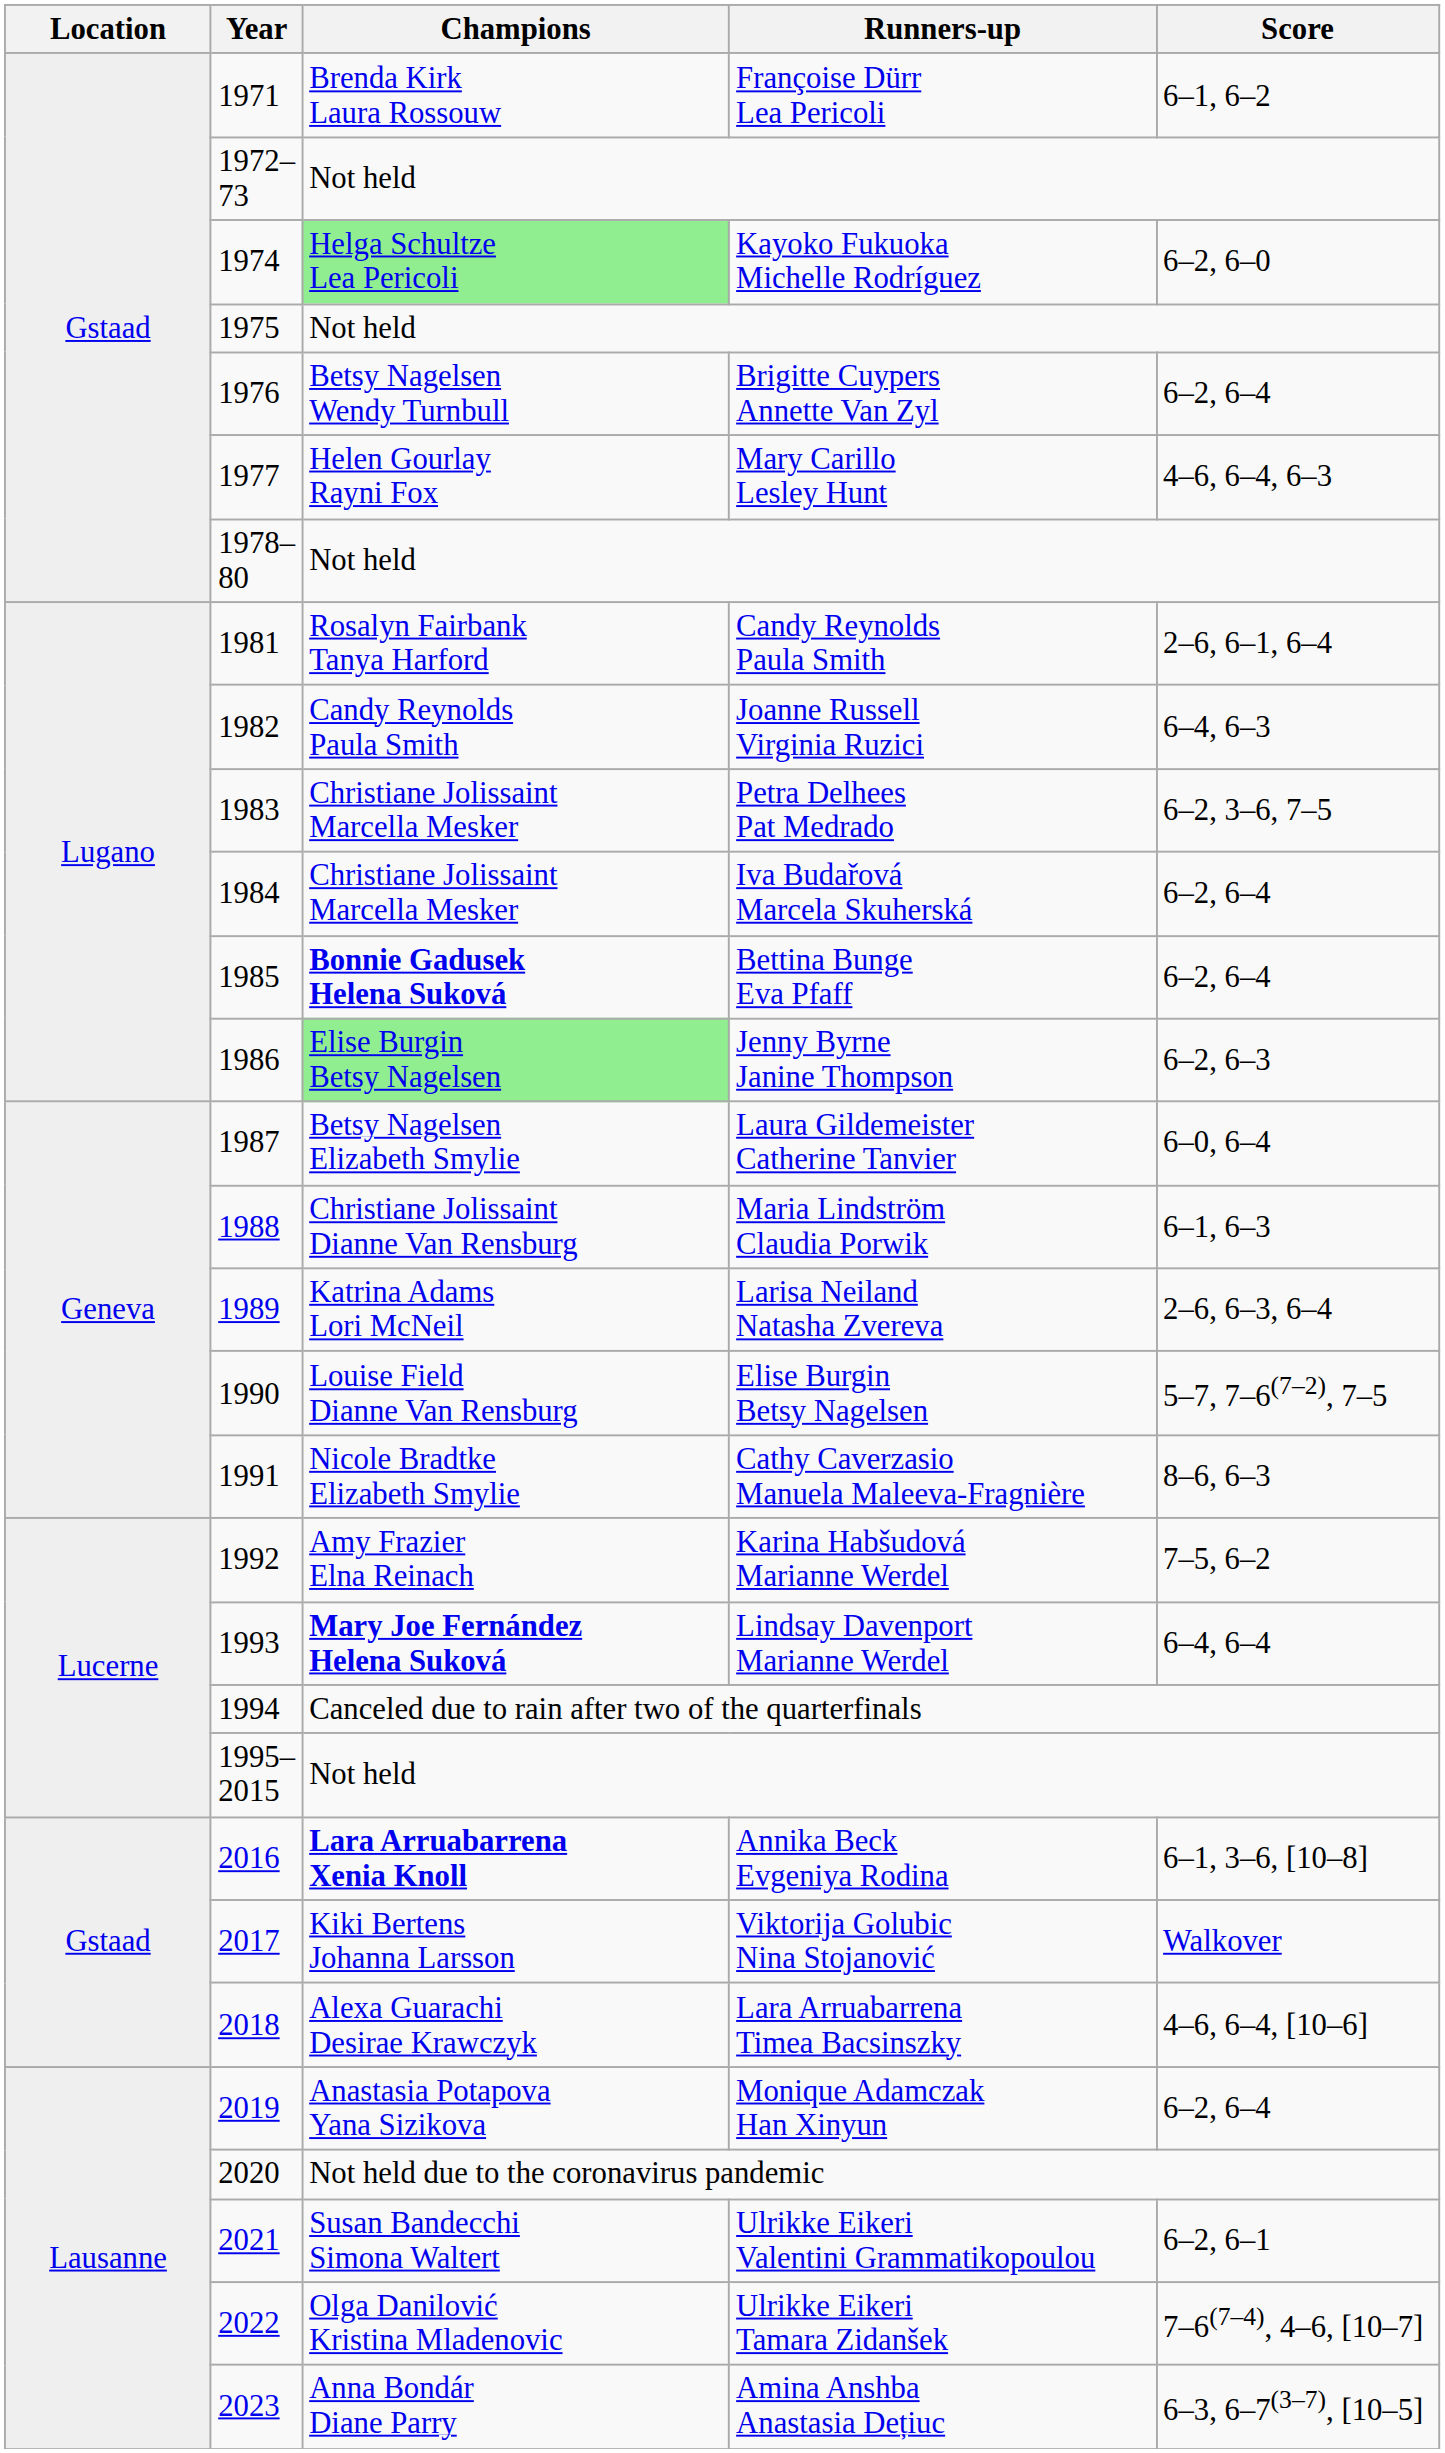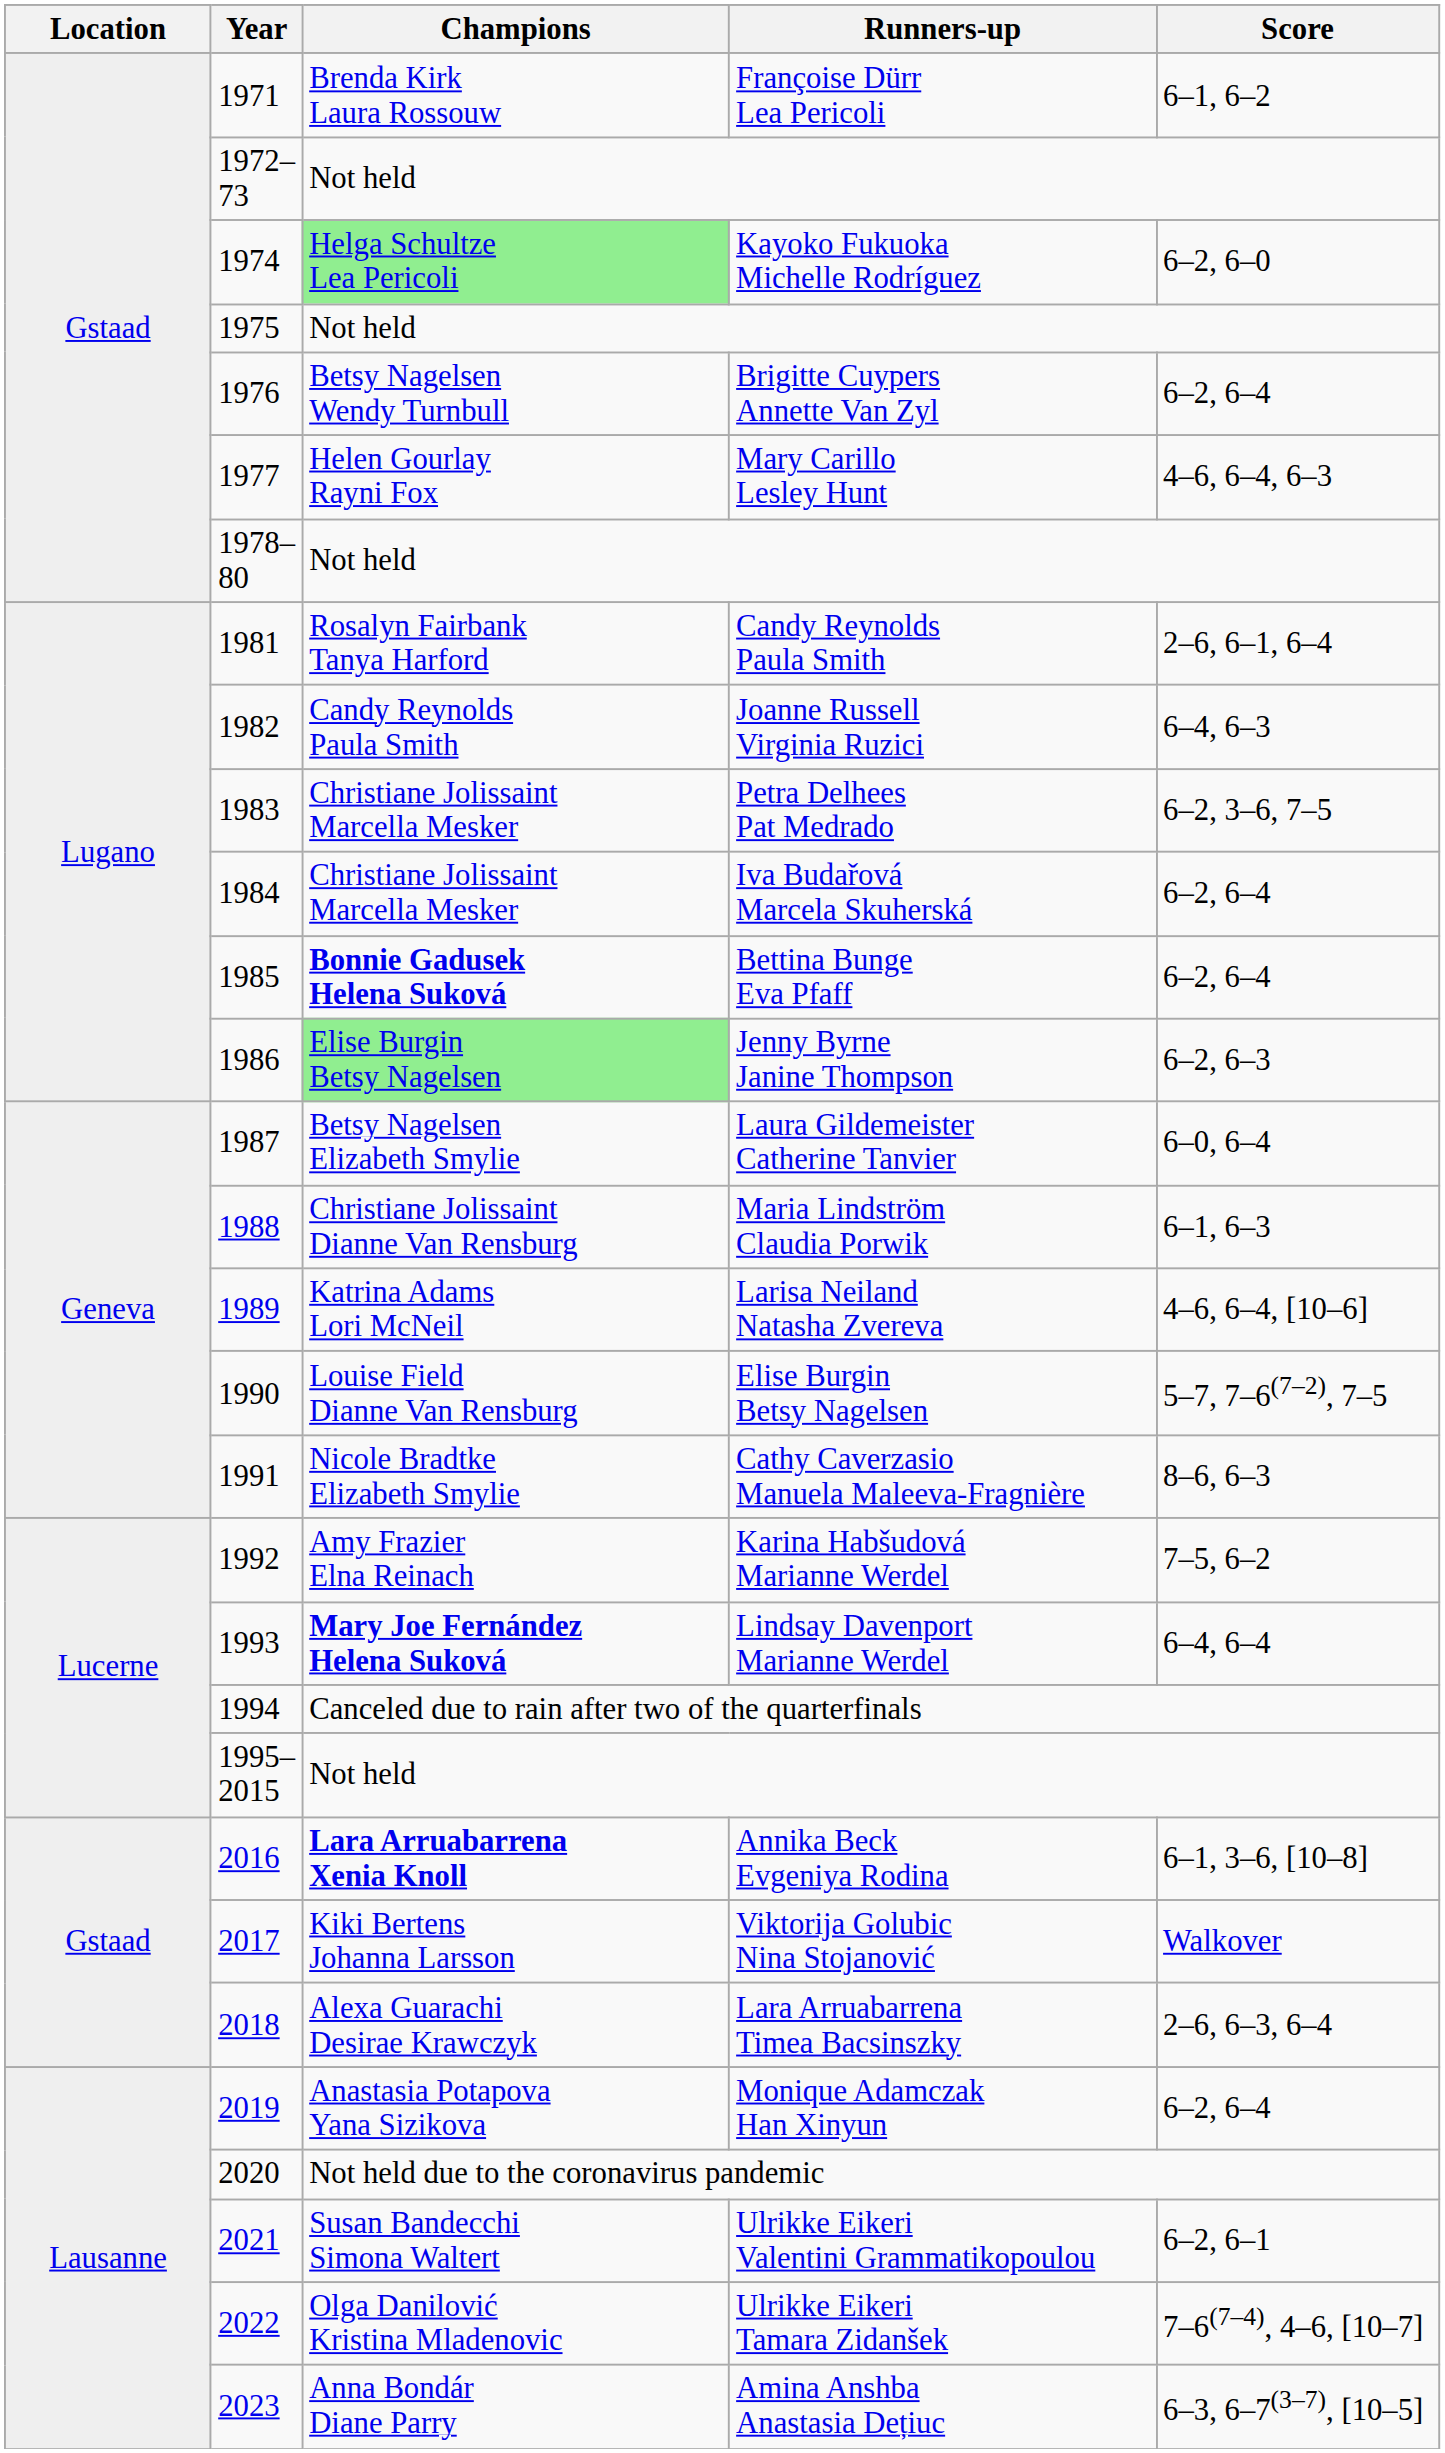(1248, 1309) 2–6, 6–3, 6–4 -> (1265, 1309) 4–6, 6–4, [10–6]
(1265, 2024) 4–6, 6–4, [10–6] -> (1248, 2024) 2–6, 6–3, 6–4
